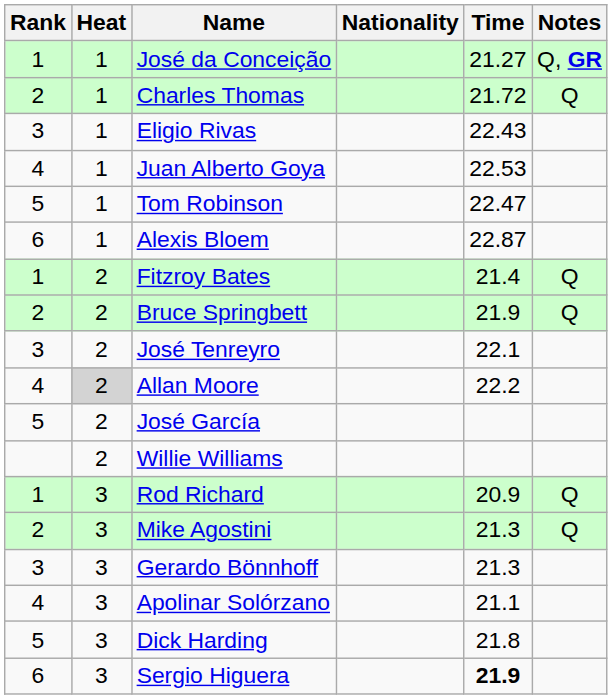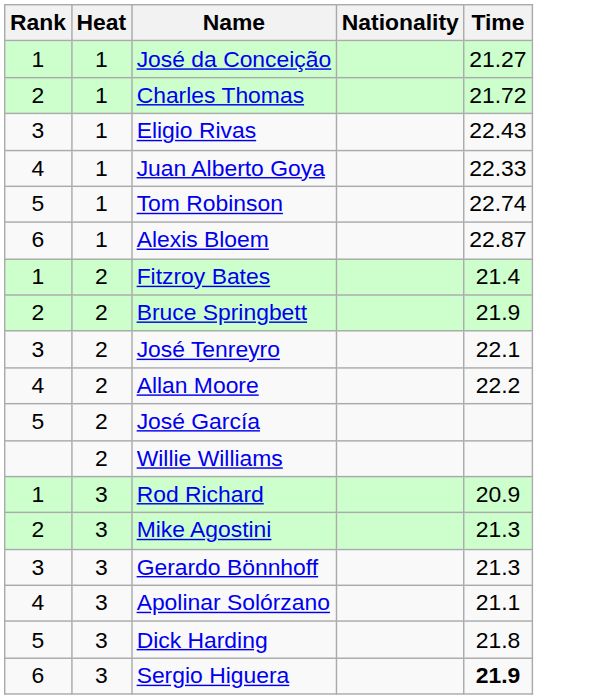- column: (570, 22)
(498, 167) 22.53 -> (498, 167) 22.33
(498, 204) 22.47 -> (498, 204) 22.74
(101, 385) lightgrey background -> (101, 385) no background
